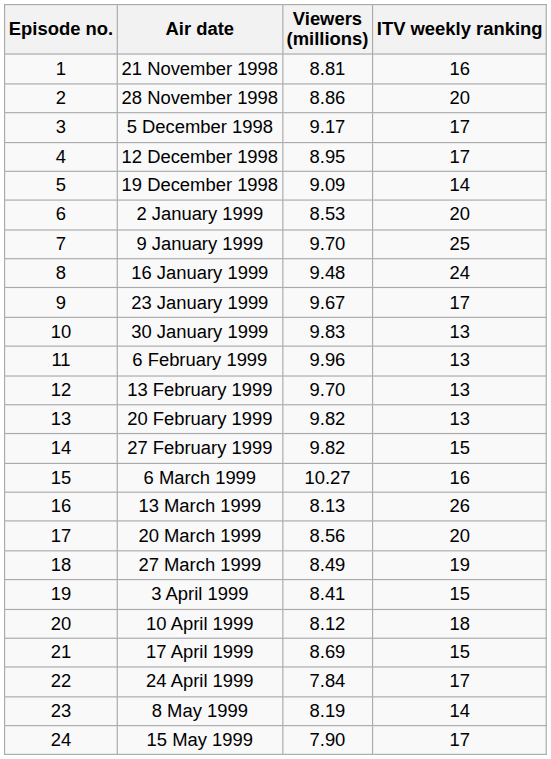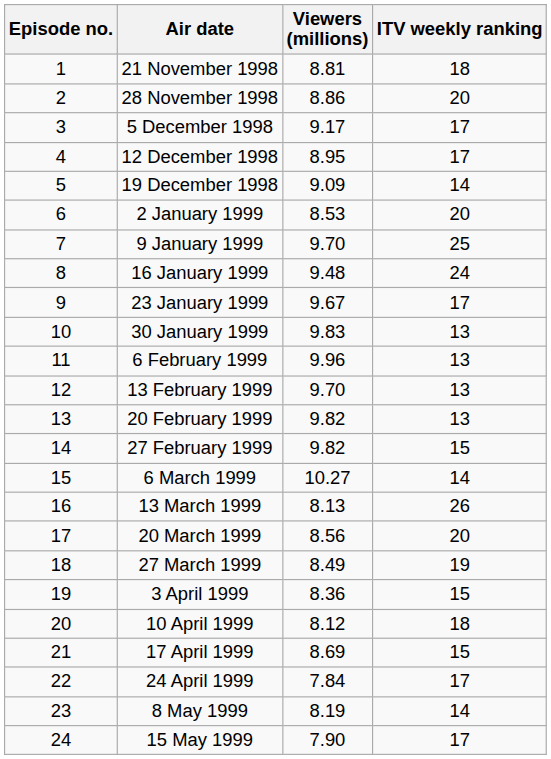(460, 68) 16 -> (460, 68) 18
(460, 477) 16 -> (460, 477) 14
(327, 594) 8.41 -> (327, 594) 8.36
